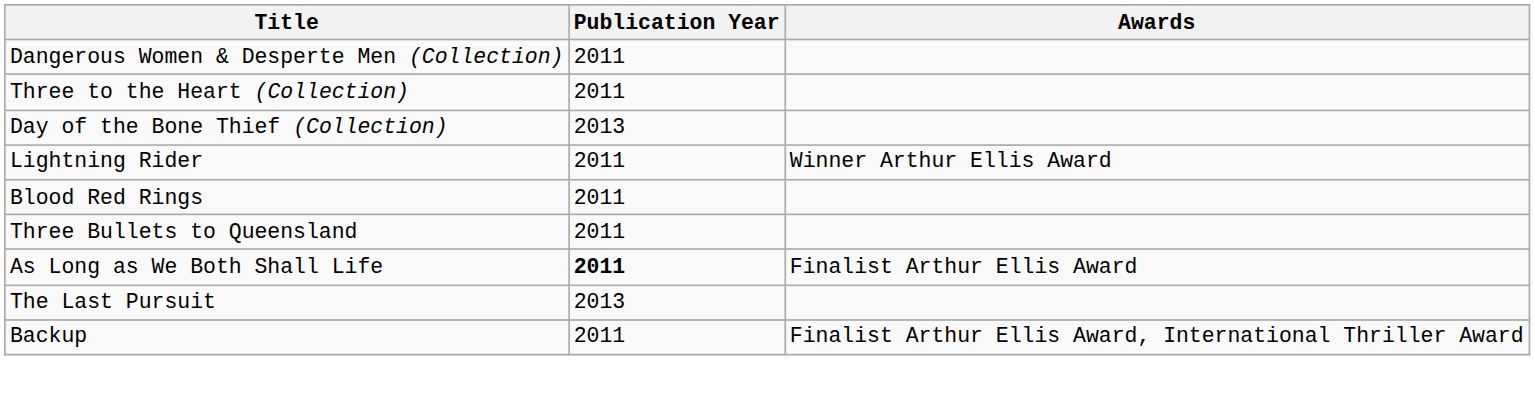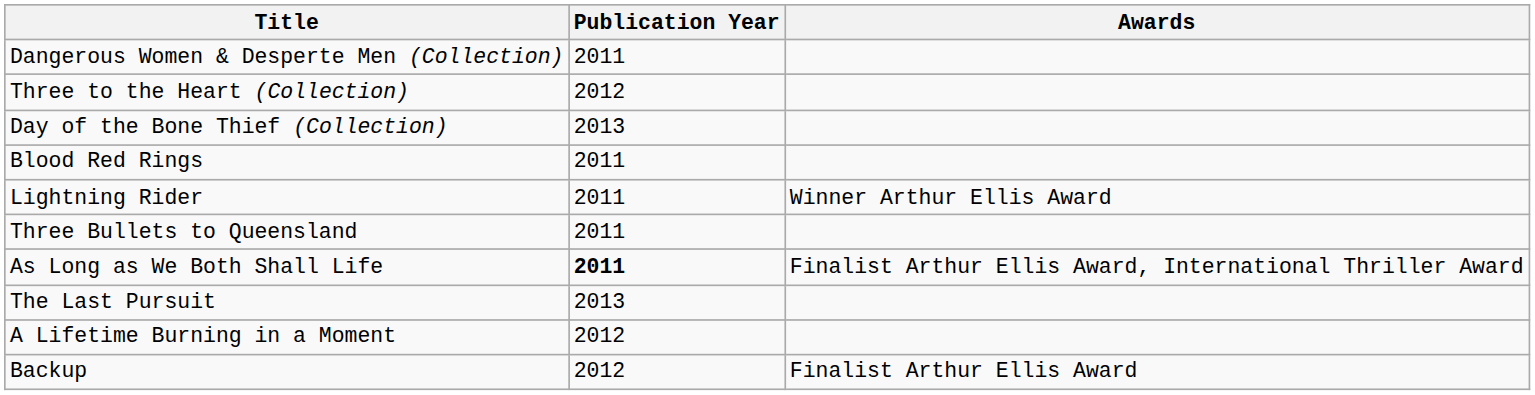(599, 92) 2011 -> (599, 92) 2012
rows swapped: (106, 162) <-> (106, 197)
(964, 267) Finalist Arthur Ellis Award -> (1157, 267) Finalist Arthur Ellis Award, International Thriller Award
+ row: (203, 337)
(599, 337) 2011 -> (599, 372) 2012
(1157, 337) Finalist Arthur Ellis Award, International Thriller Award -> (964, 372) Finalist Arthur Ellis Award
